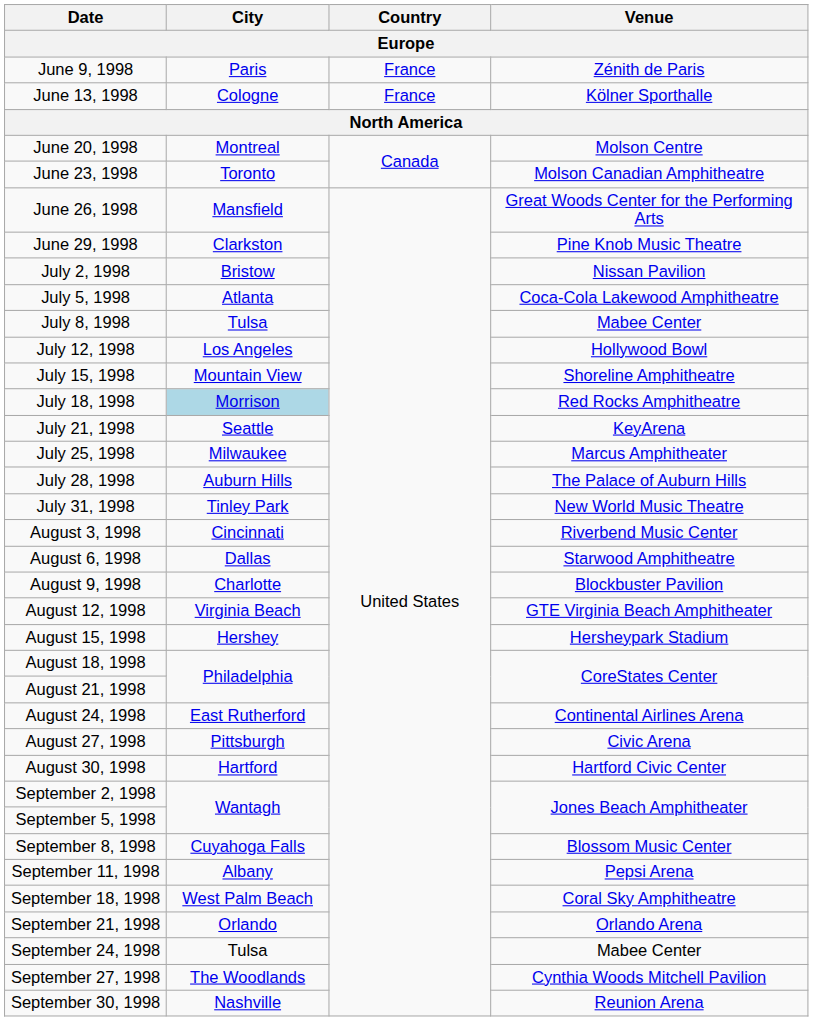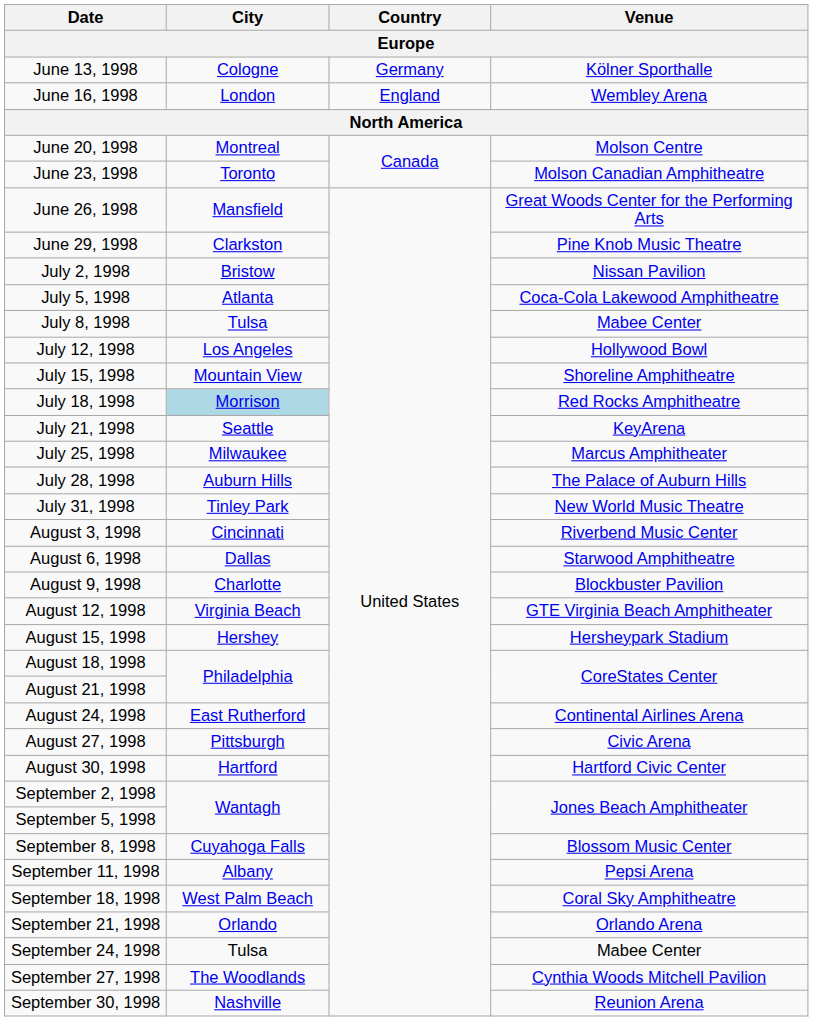- row: (86, 69)
(410, 95) France -> (410, 69) Germany
+ row: (86, 95)
